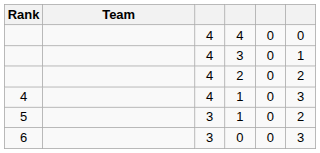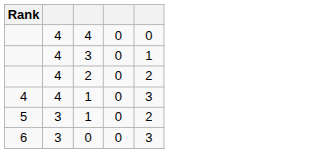- column: (119, 14)
